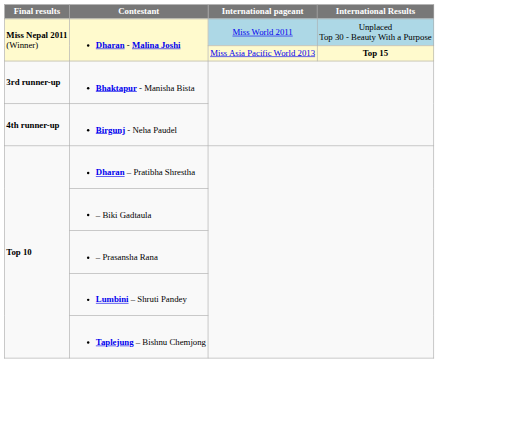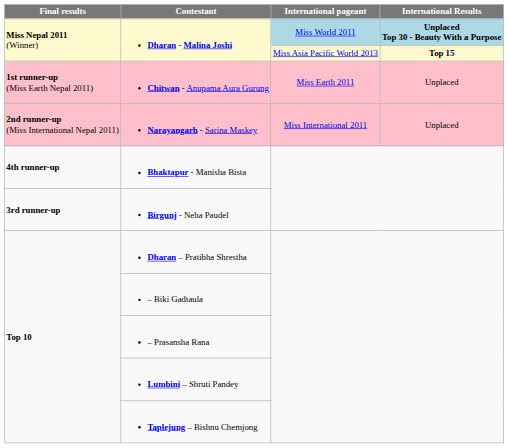(375, 32) normal -> (442, 32) bold
+ row: (196, 88)
+ row: (196, 130)
(33, 82) 3rd runner-up -> (33, 167) 4th runner-up
(33, 125) 4th runner-up -> (33, 210) 3rd runner-up
